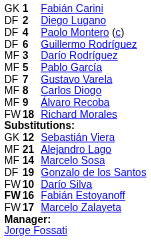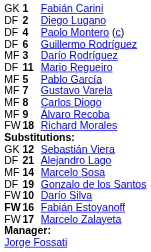+ row: (77, 67)
(11, 79) DF -> (12, 91) MF
(12, 149) MF -> (11, 161) DF
